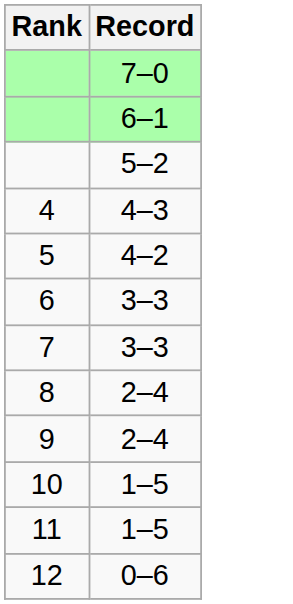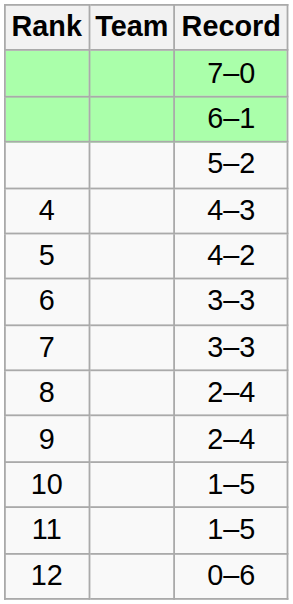+ column: (132, 27)
